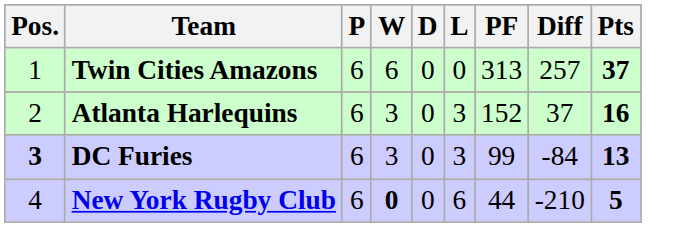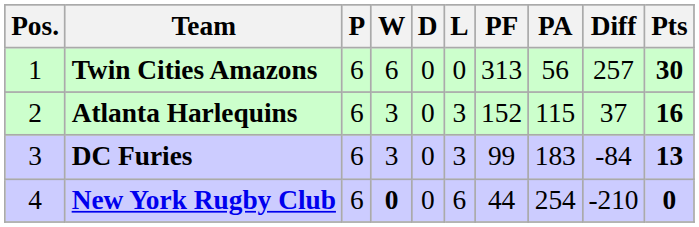+ column: (555, 26)
(616, 69) 37 -> (669, 69) 30
(35, 156) bold -> (35, 156) normal
(616, 199) 5 -> (669, 199) 0
